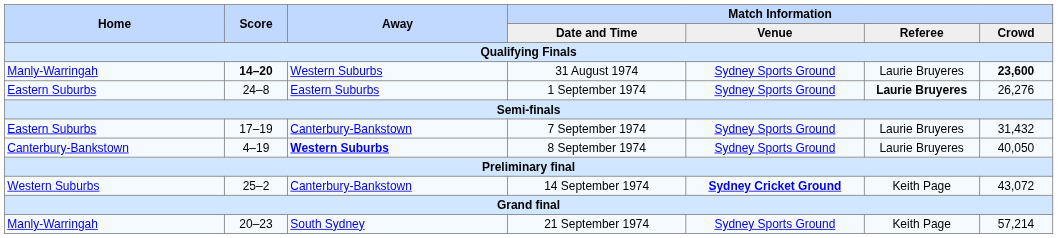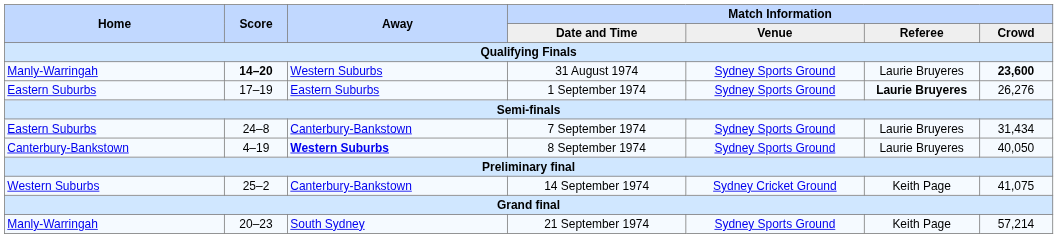(256, 90) 24–8 -> (256, 90) 17–19
(256, 128) 17–19 -> (256, 128) 24–8
(1016, 128) 31,432 -> (1016, 128) 31,434
(775, 186) bold -> (775, 186) normal
(1016, 186) 43,072 -> (1016, 186) 41,075
